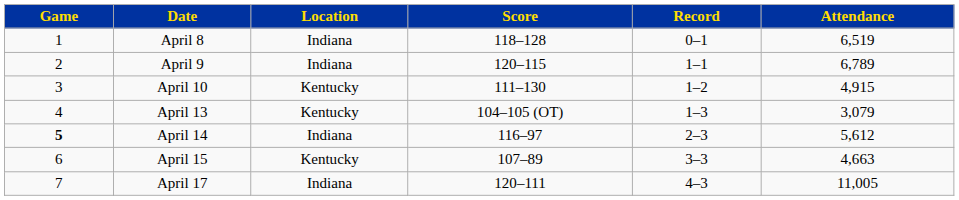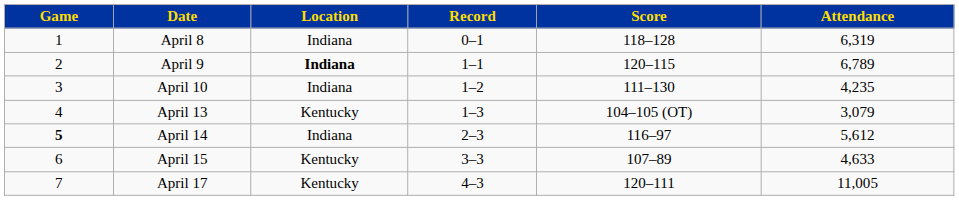columns swapped: (520, 16) <-> (697, 16)
(858, 40) 6,519 -> (858, 40) 6,319
(330, 64) normal -> (330, 64) bold
(330, 87) Kentucky -> (330, 87) Indiana
(858, 87) 4,915 -> (858, 87) 4,235
(858, 159) 4,663 -> (858, 159) 4,633
(330, 183) Indiana -> (330, 183) Kentucky
